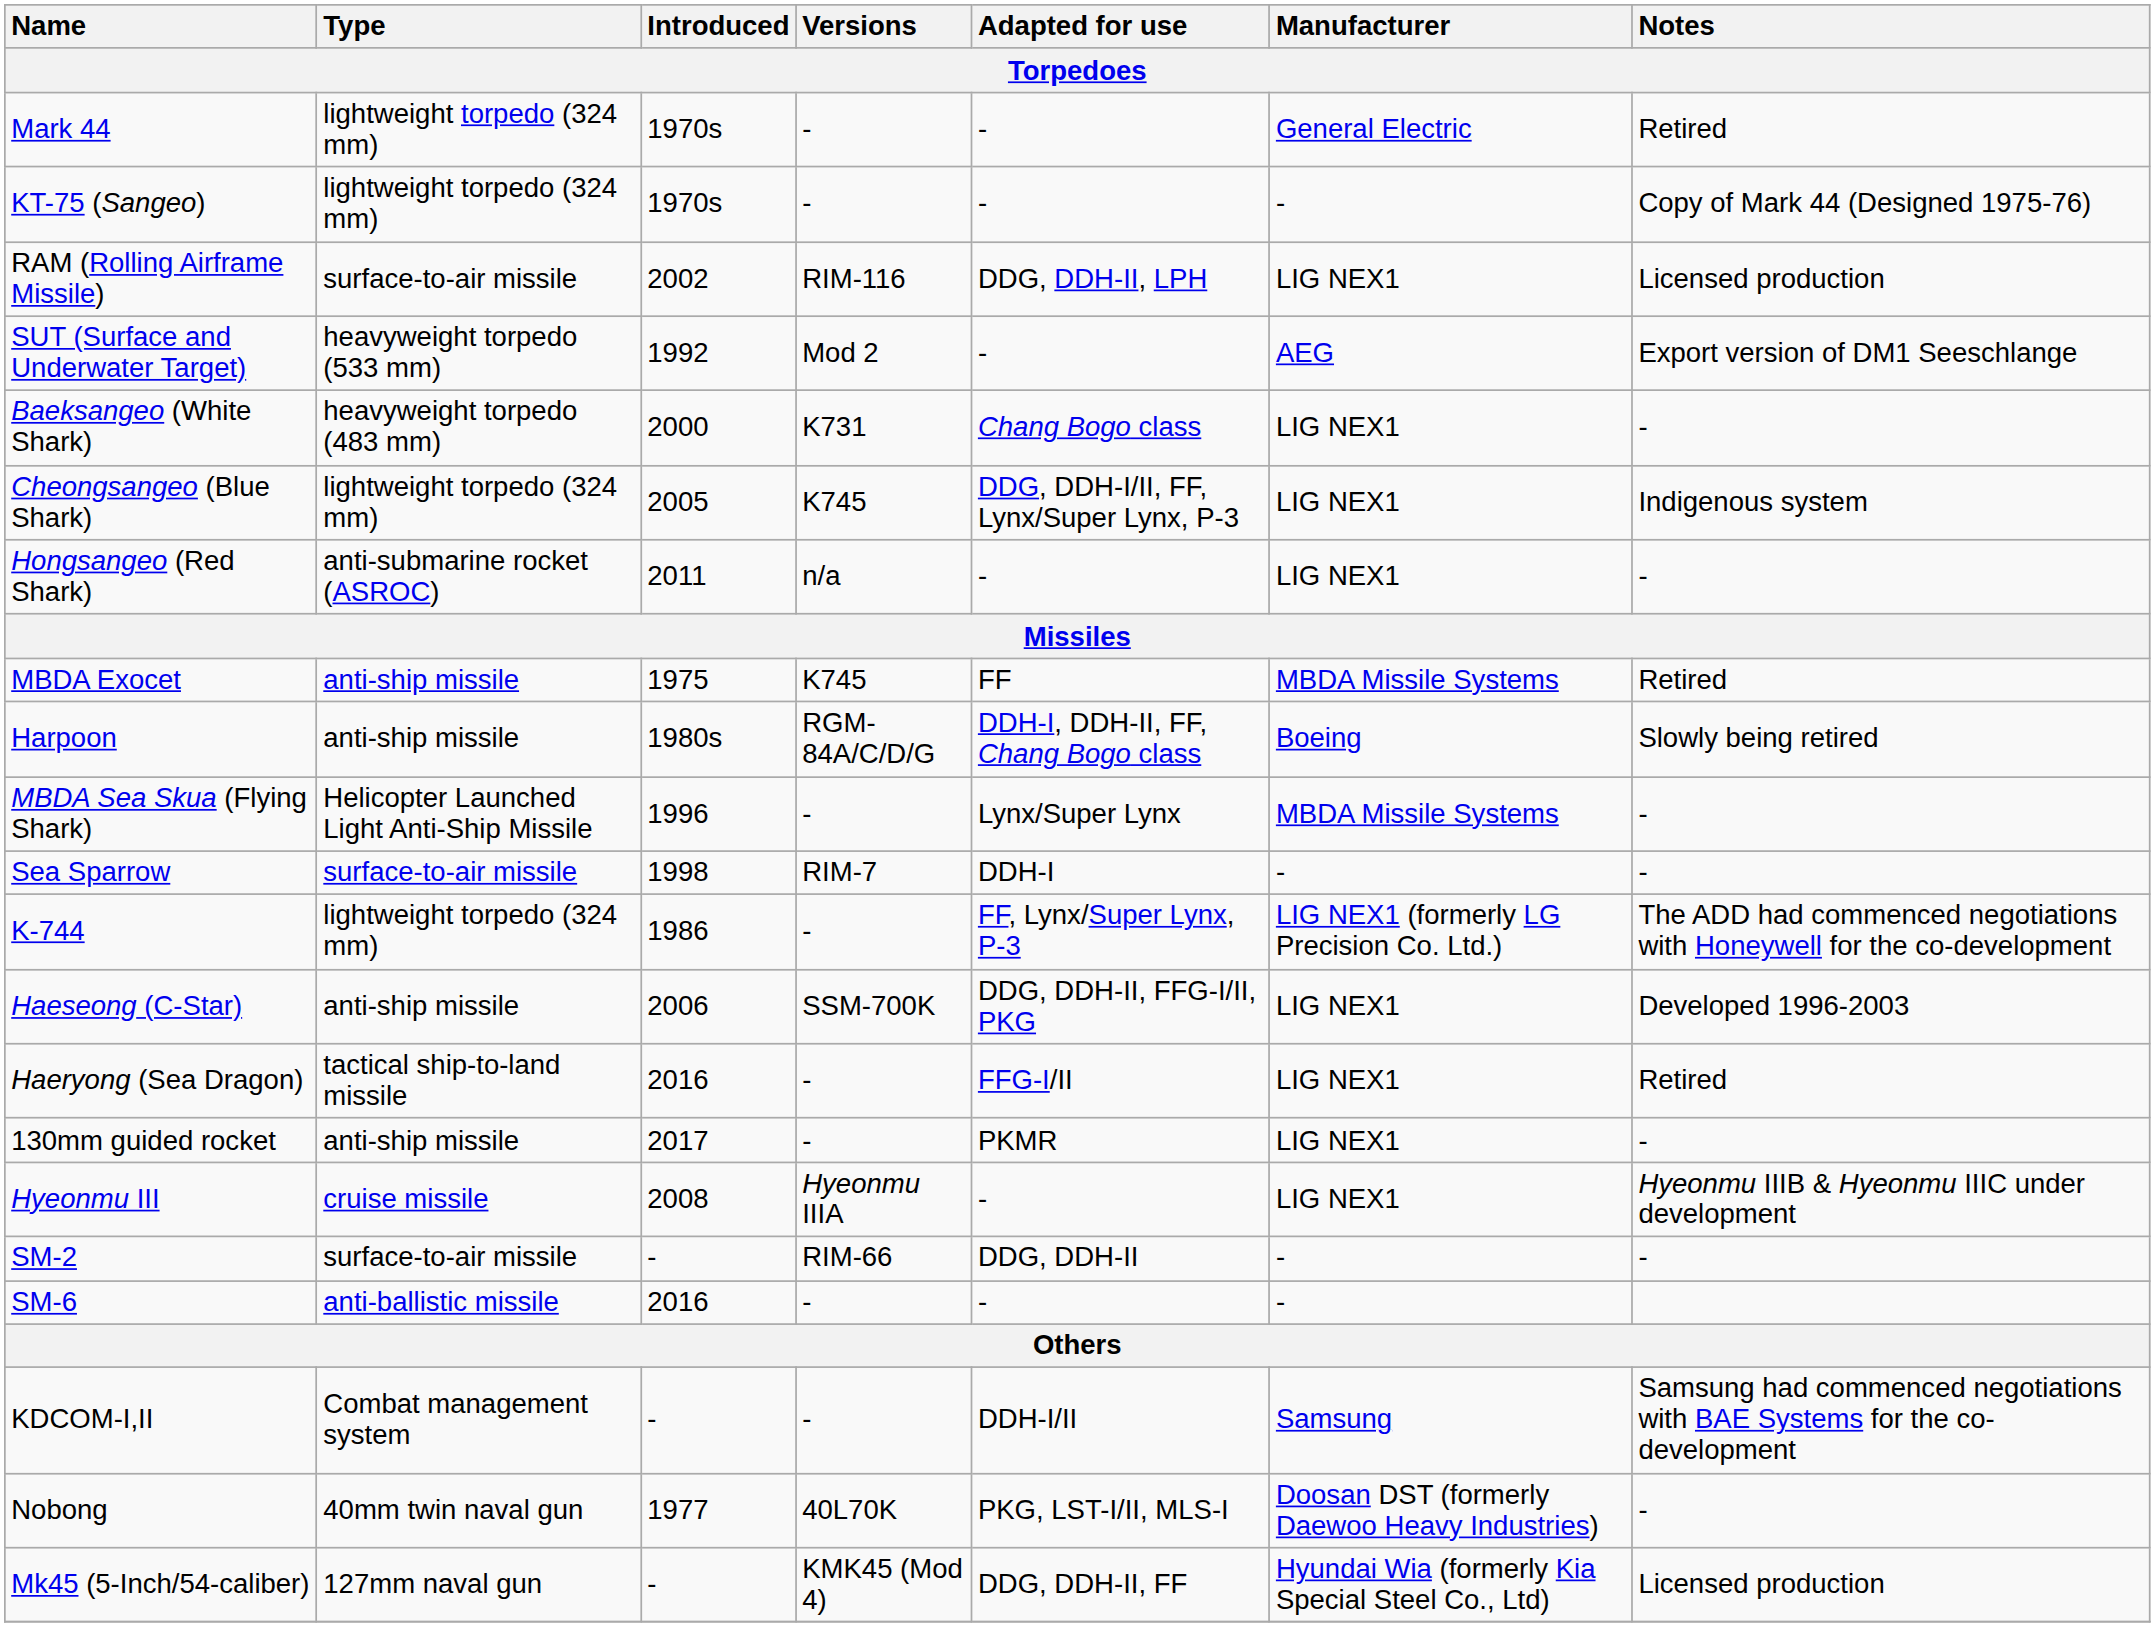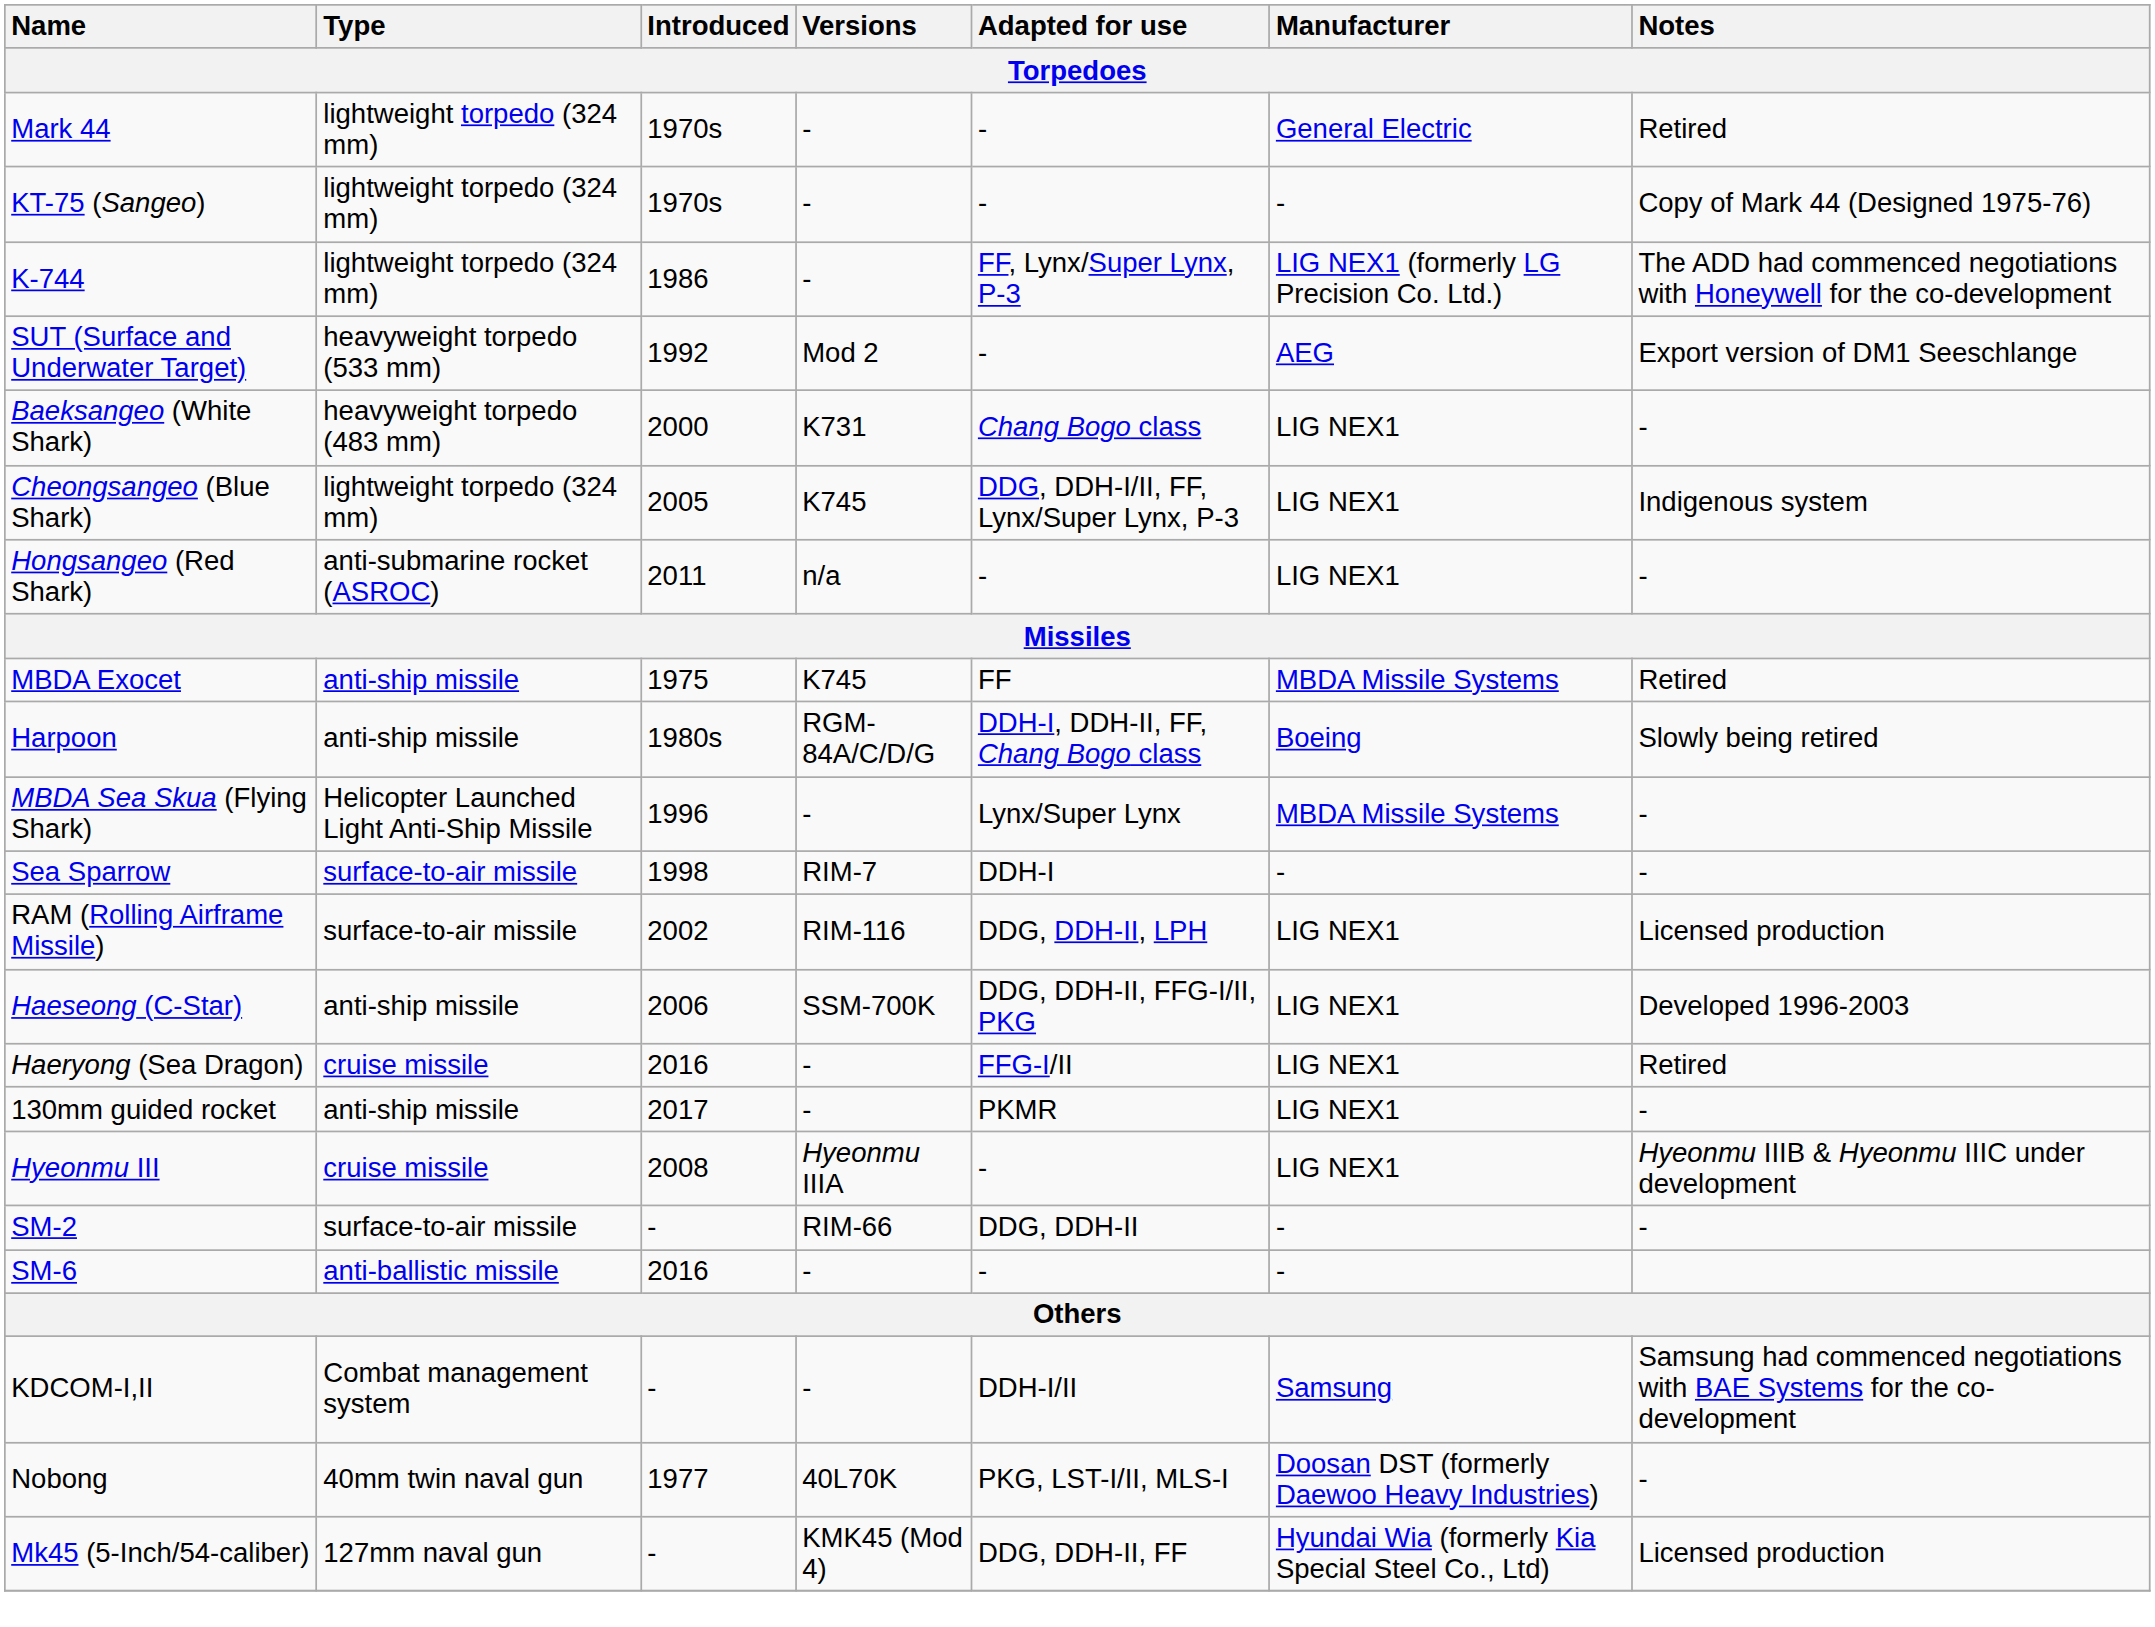rows swapped: (48, 931) <-> (147, 278)
(442, 1080) tactical ship-to-land missile -> (406, 1065) cruise missile
